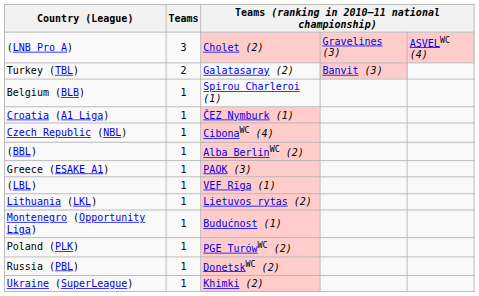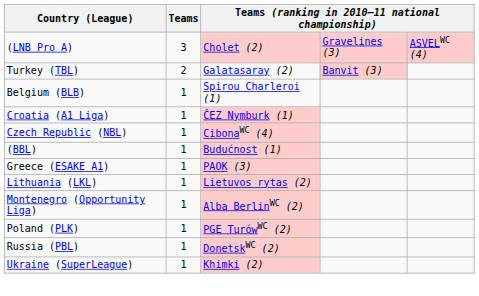(254, 151) Alba BerlinWC (2) -> (243, 150) Budućnost (1)
- row: (22, 185)
(243, 224) Budućnost (1) -> (254, 205) Alba BerlinWC (2)
